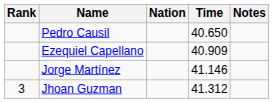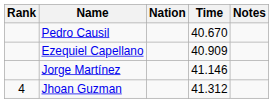(209, 32) 40.650 -> (209, 32) 40.670
(22, 88) 3 -> (22, 88) 4
